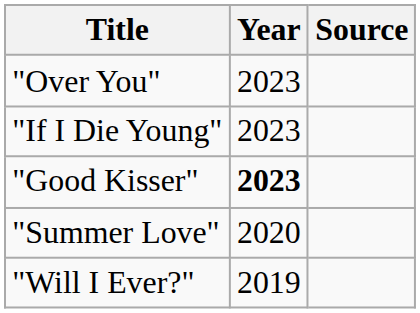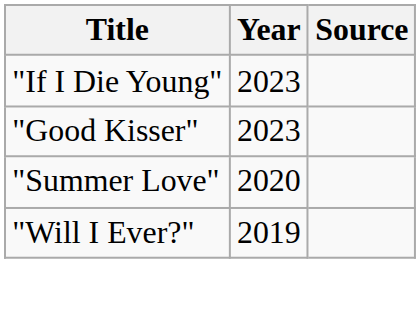- row: (86, 80)
(269, 181) bold -> (269, 130) normal
